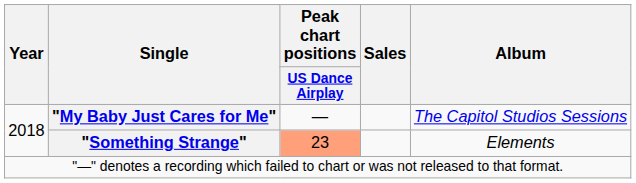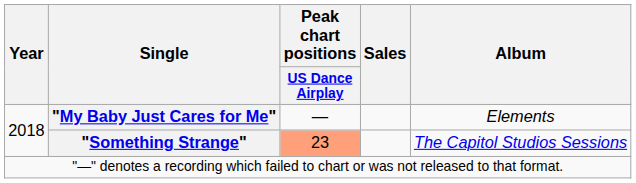(521, 117) The Capitol Studios Sessions -> (521, 117) Elements
(521, 143) Elements -> (521, 143) The Capitol Studios Sessions
